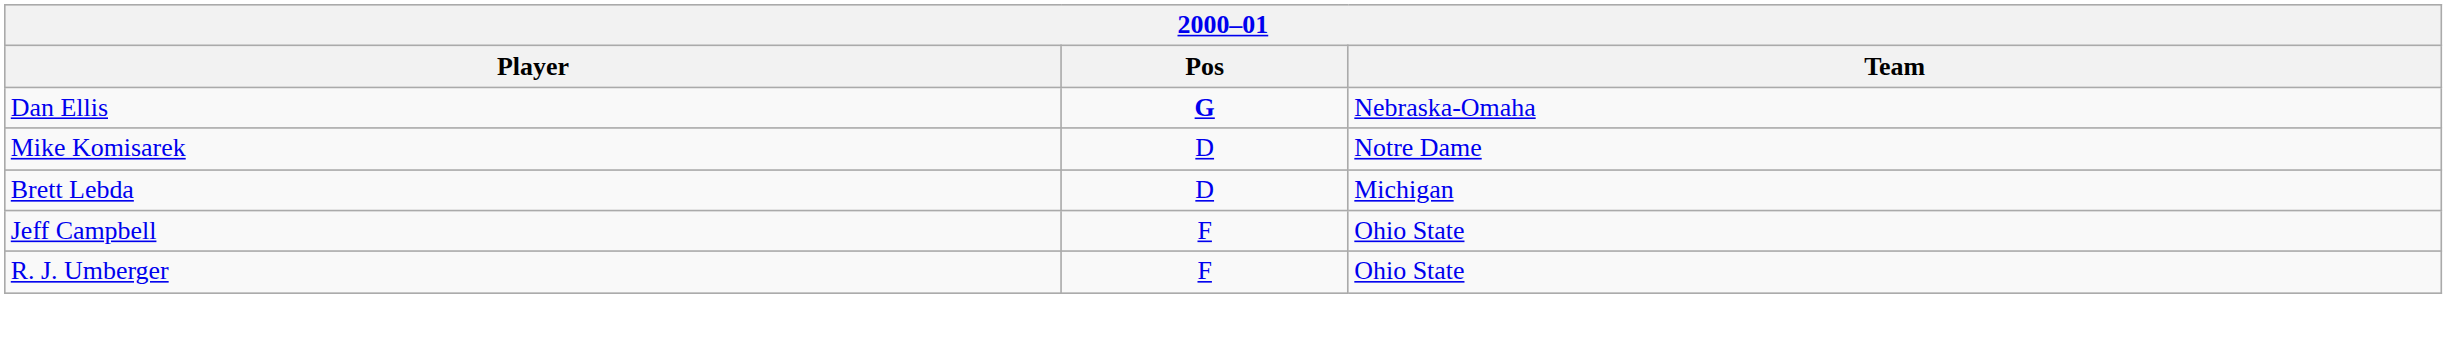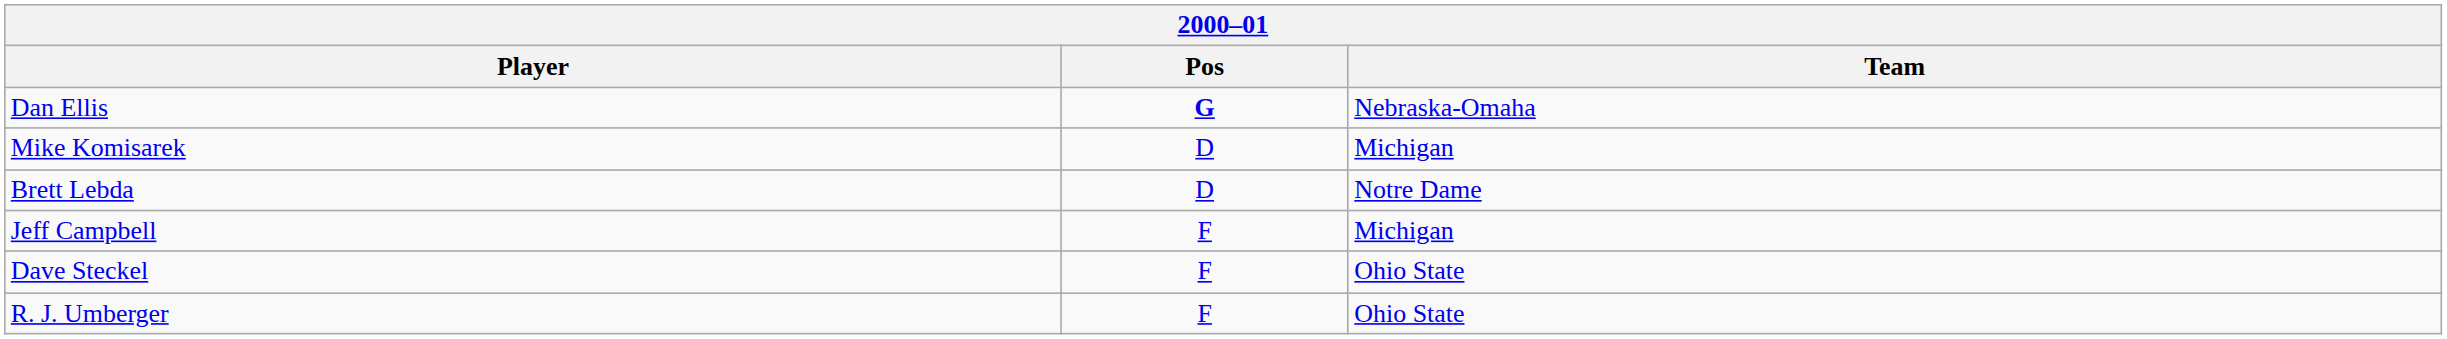(1418, 148) Notre Dame -> (1404, 148) Michigan
(1404, 189) Michigan -> (1418, 189) Notre Dame
(1409, 230) Ohio State -> (1404, 230) Michigan
+ row: (80, 271)
